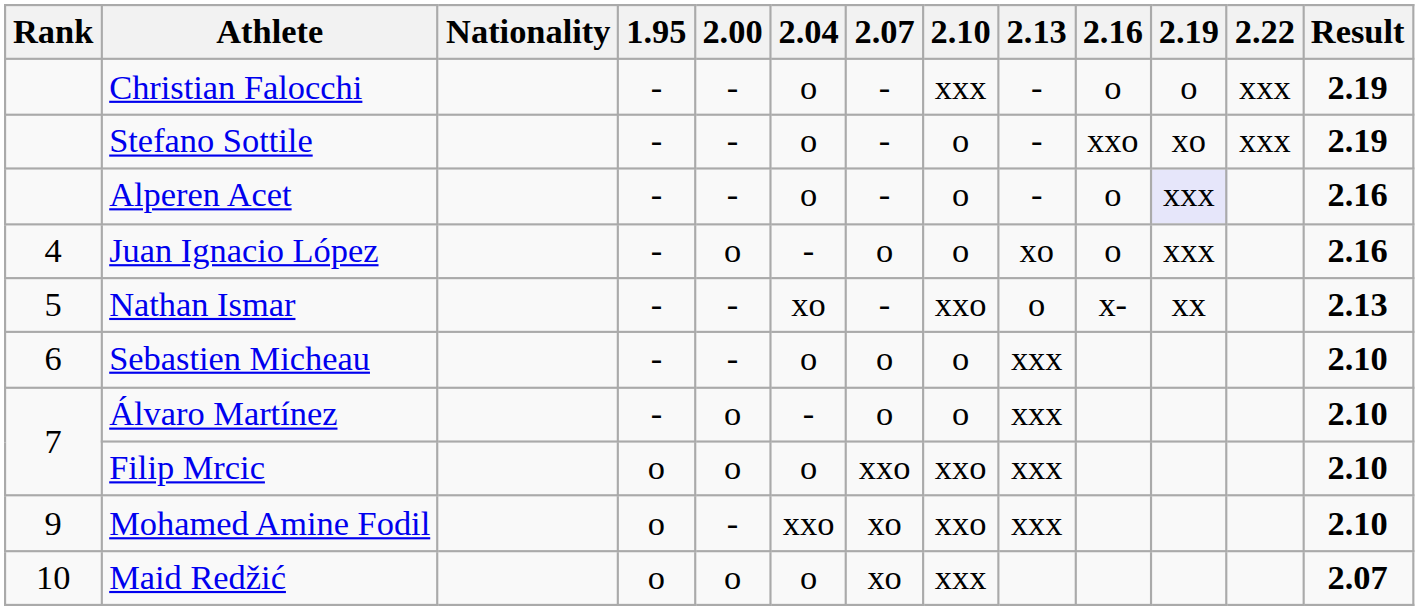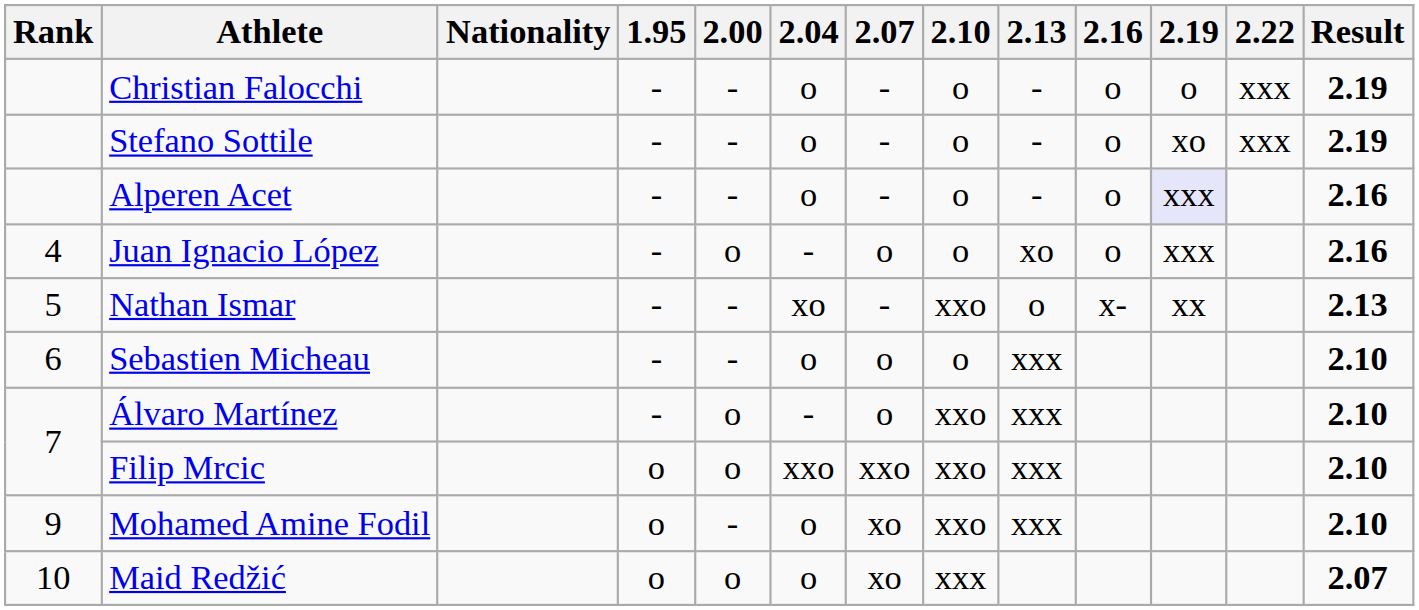(961, 86) xxx -> (961, 86) o
(1113, 140) xxo -> (1113, 140) o
(961, 413) o -> (961, 413) xxo
(809, 468) o -> (809, 468) xxo
(809, 522) xxo -> (809, 522) o
